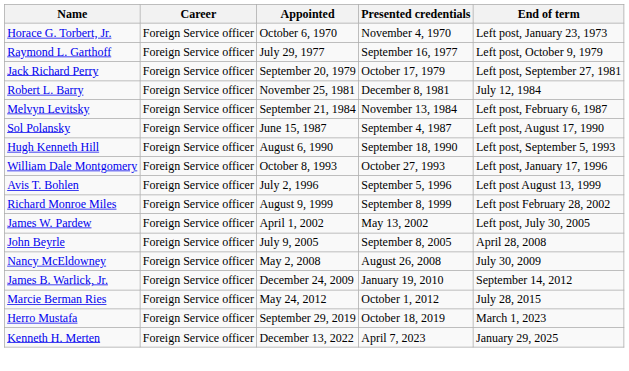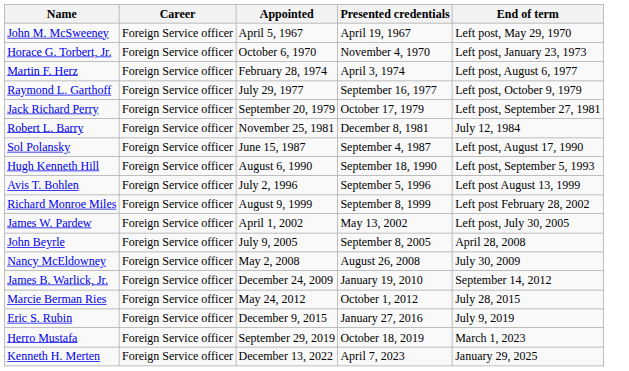+ row: (58, 33)
+ row: (42, 71)
- row: (48, 109)
- row: (72, 166)
+ row: (40, 318)
